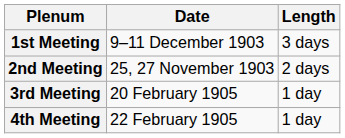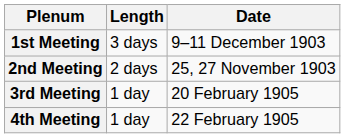columns swapped: (192, 17) <-> (309, 17)
